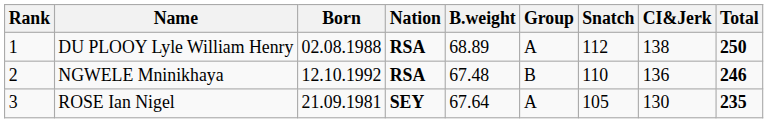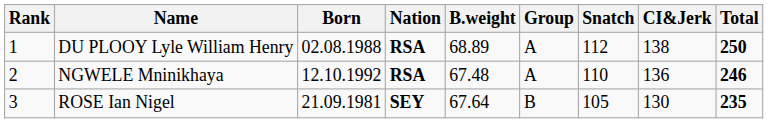(530, 74) B -> (530, 74) A
(530, 103) A -> (530, 103) B
